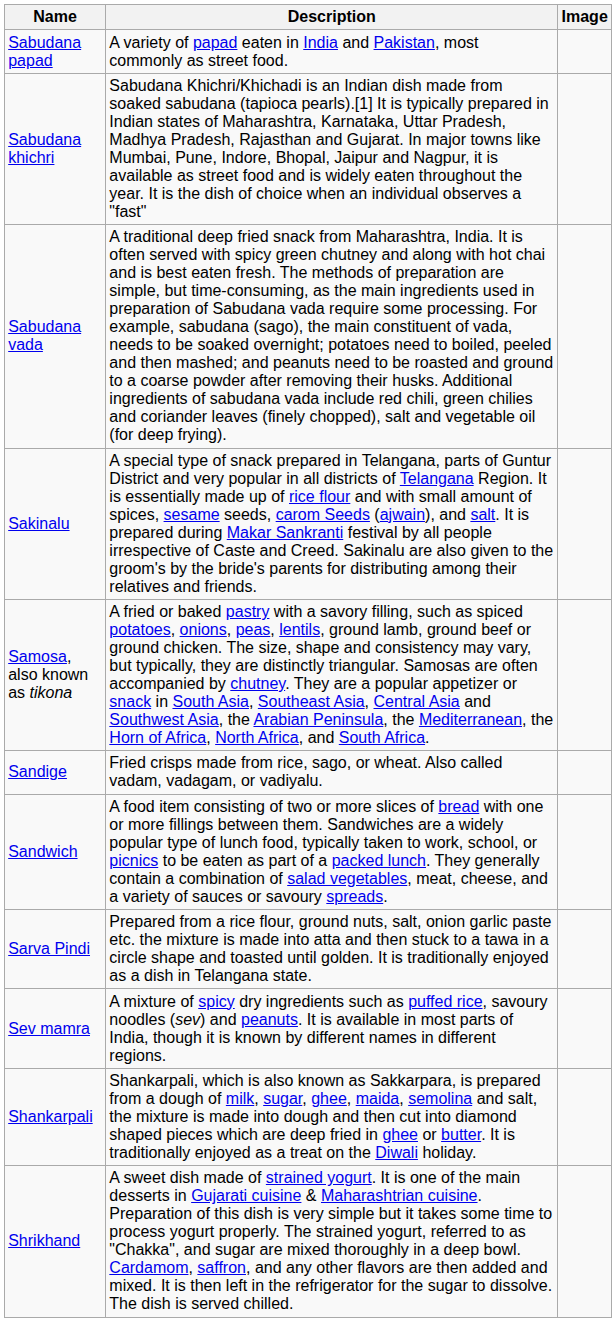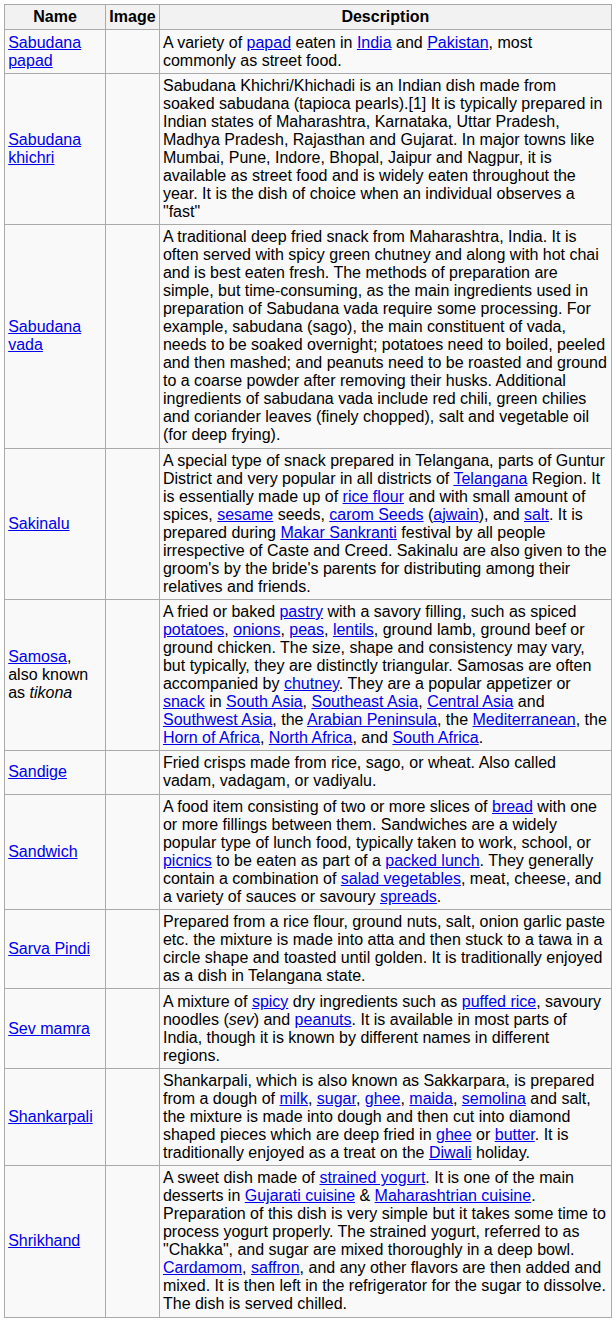columns swapped: (585, 17) <-> (332, 17)
